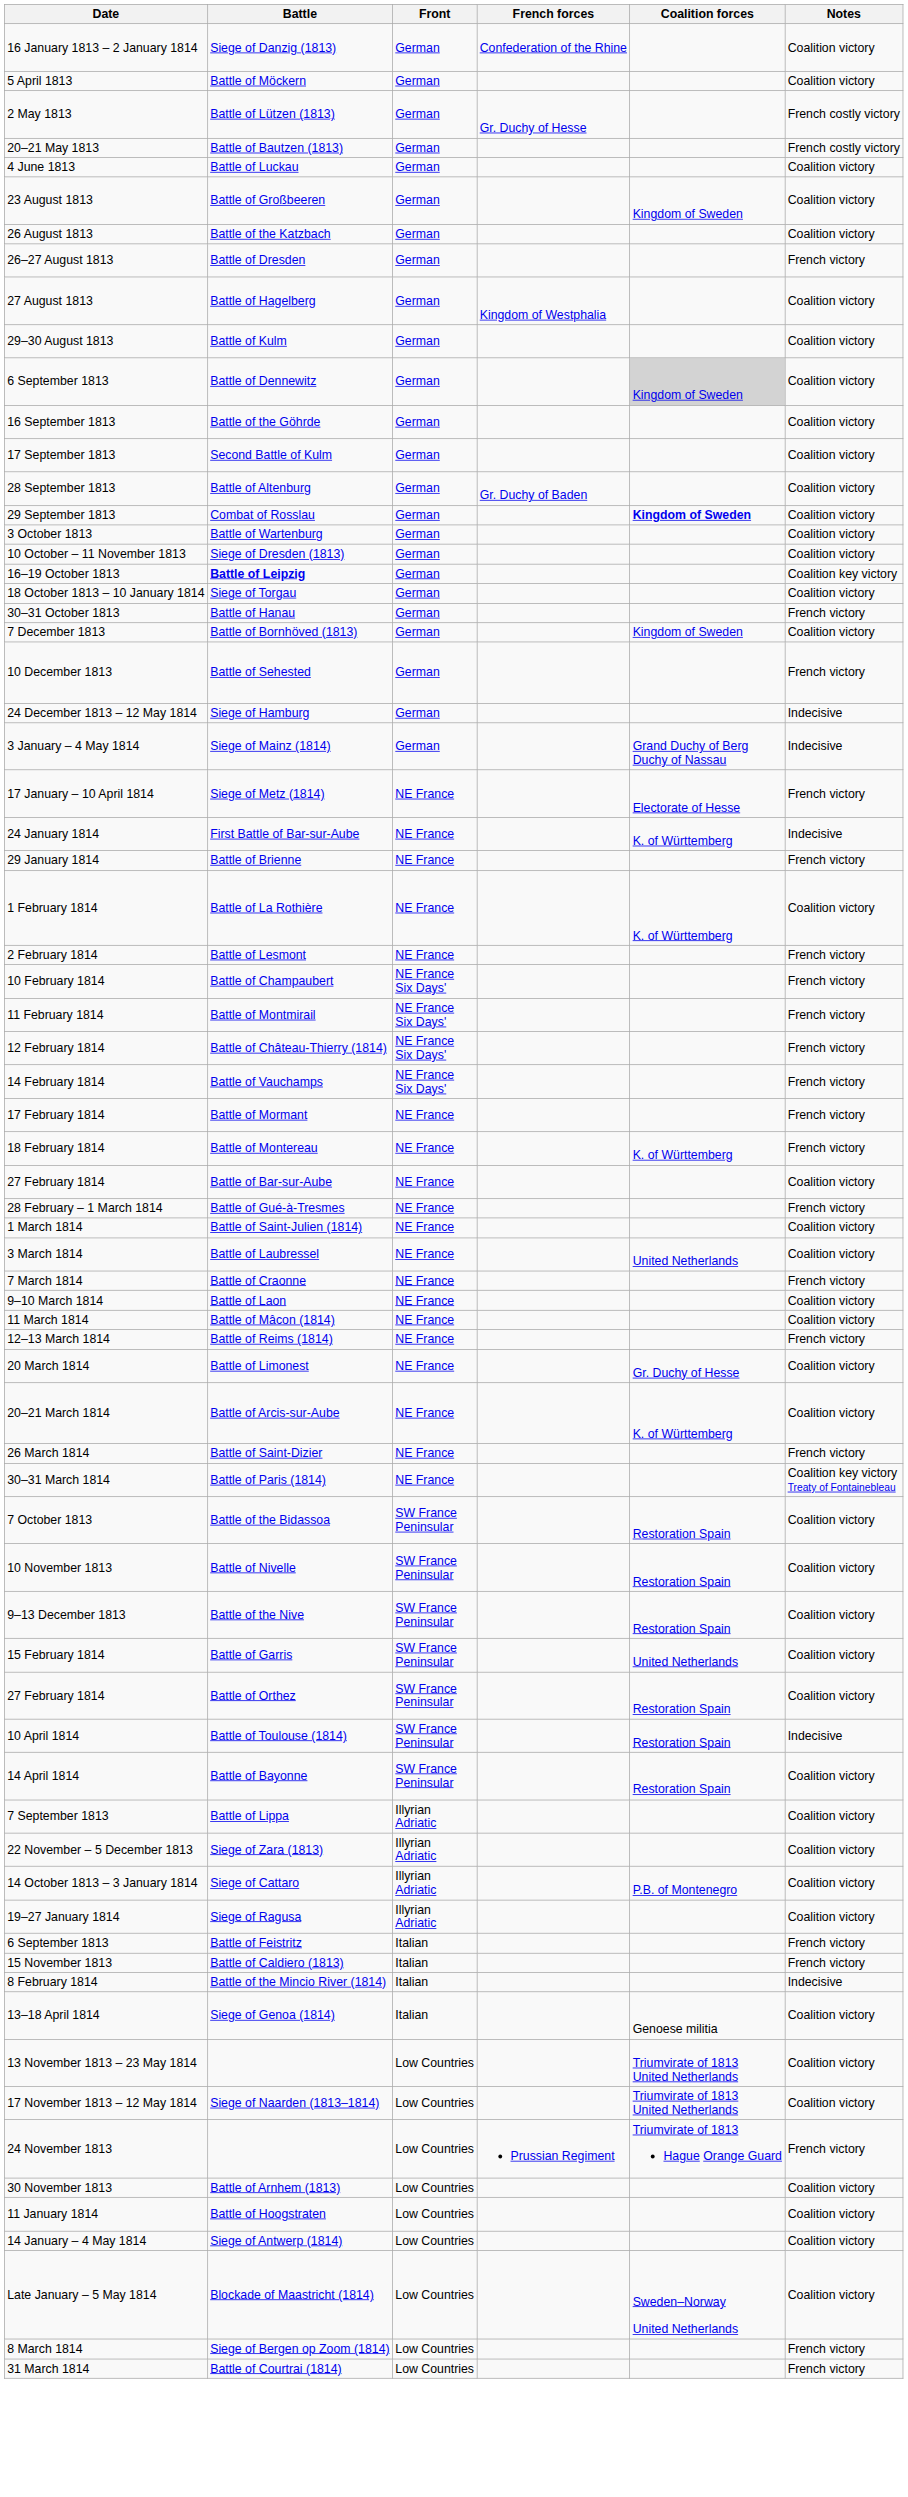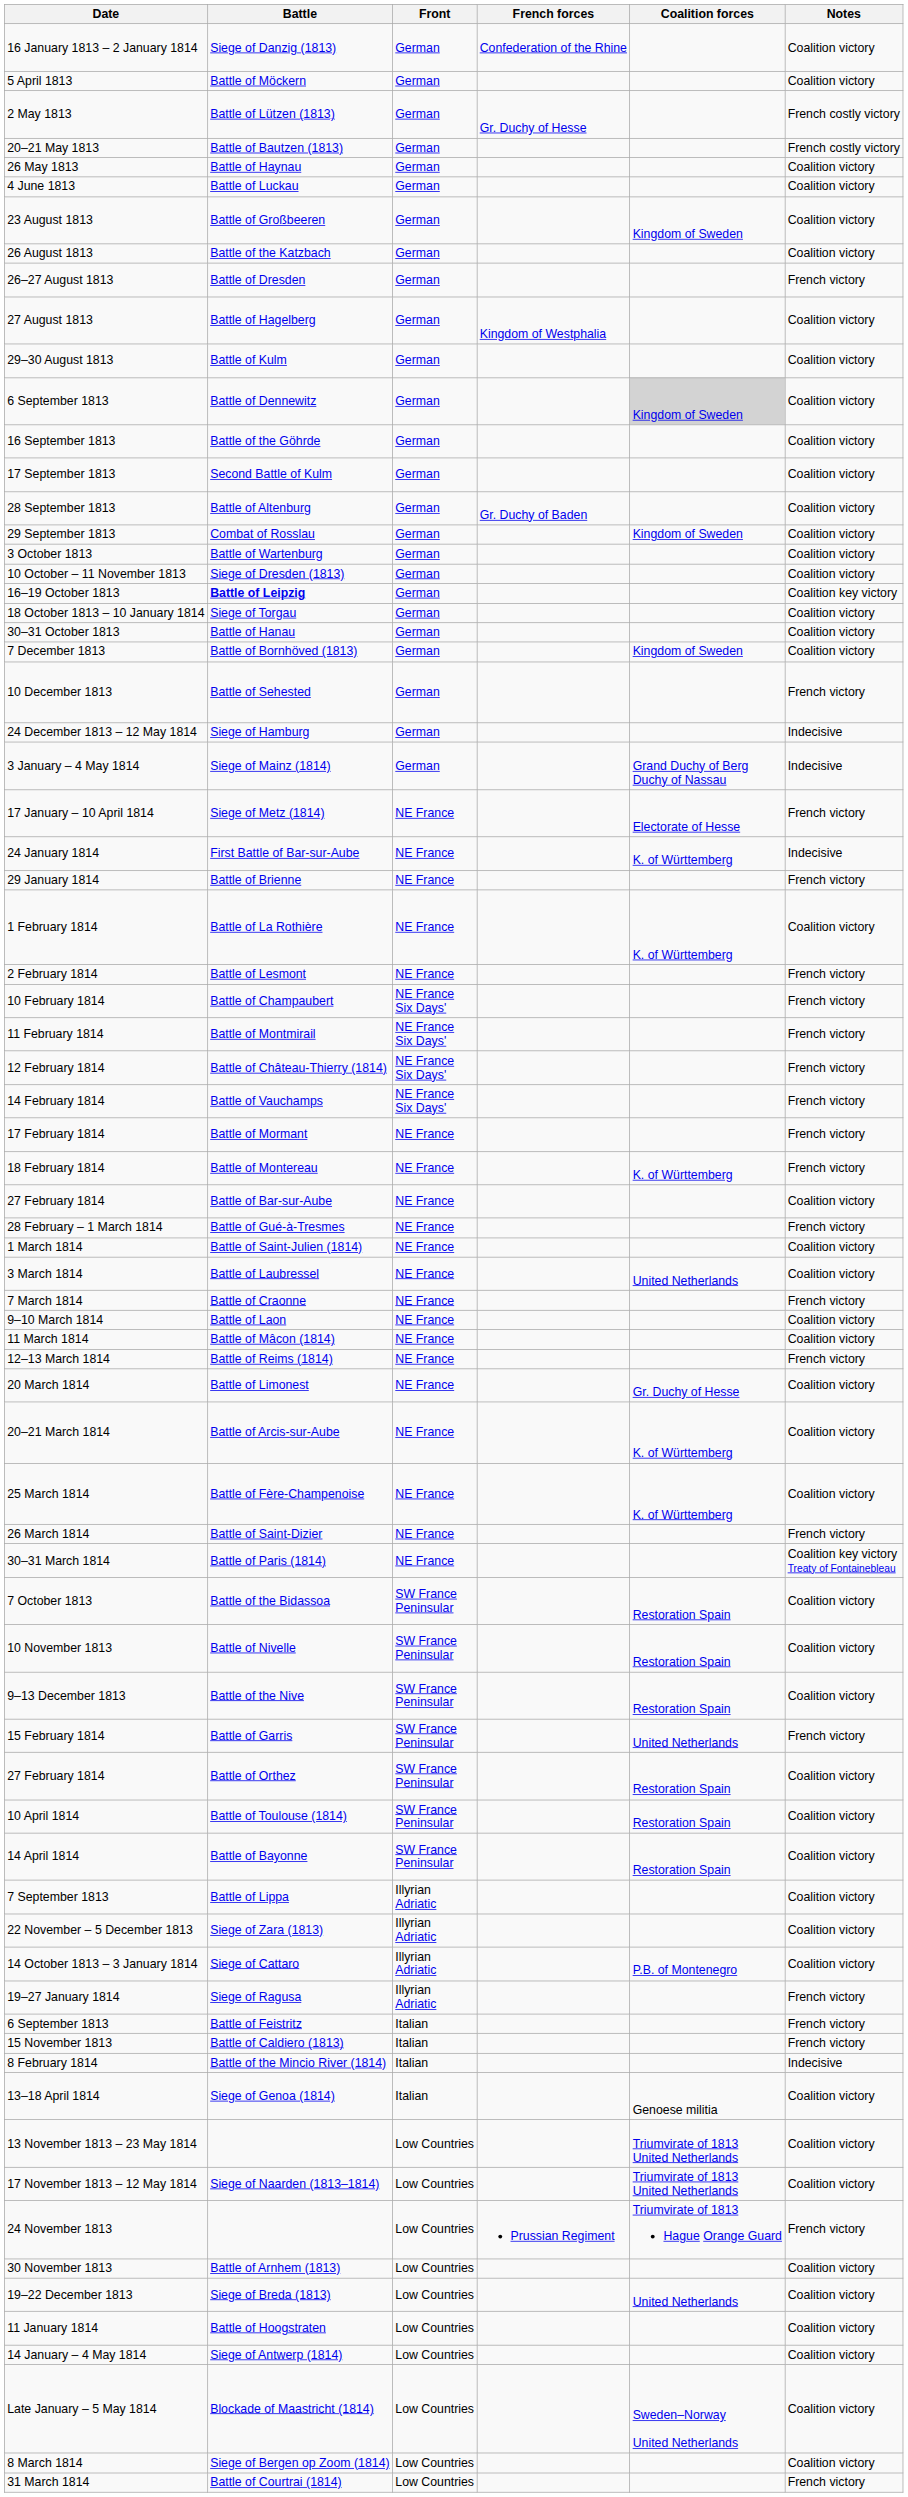+ row: (43, 167)
(692, 515) bold -> (688, 534) normal
(826, 612) French victory -> (831, 632) Coalition victory
+ row: (48, 1493)
(831, 1655) Coalition victory -> (826, 1735) French victory
(815, 1735) Indecisive -> (831, 1816) Coalition victory
(831, 1916) Coalition victory -> (826, 1997) French victory
+ row: (70, 2294)
(826, 2349) French victory -> (831, 2463) Coalition victory
